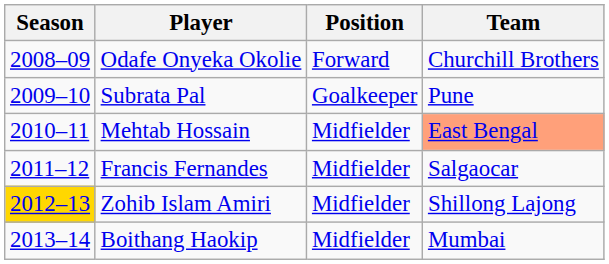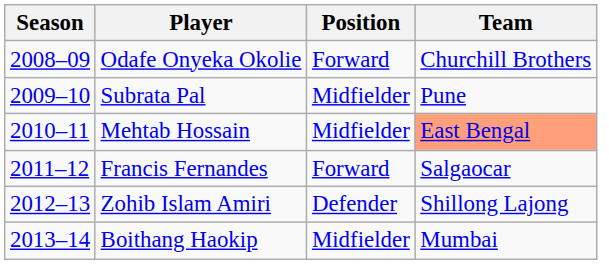(365, 95) Goalkeeper -> (361, 95) Midfielder
(361, 167) Midfielder -> (351, 167) Forward
(50, 204) gold background -> (50, 204) no background
(361, 204) Midfielder -> (354, 204) Defender
